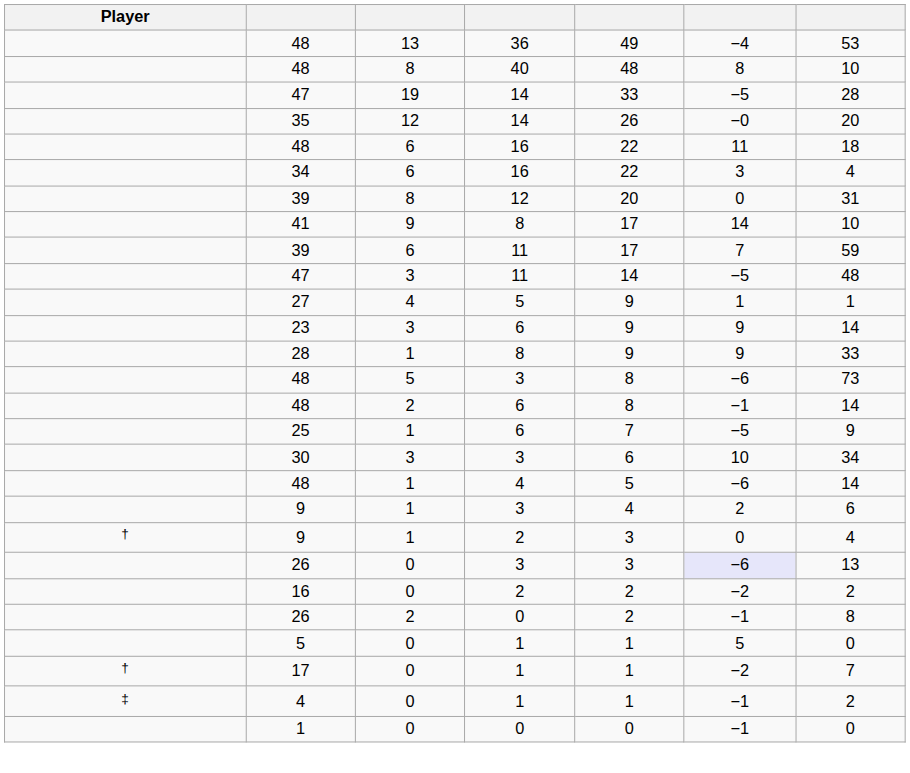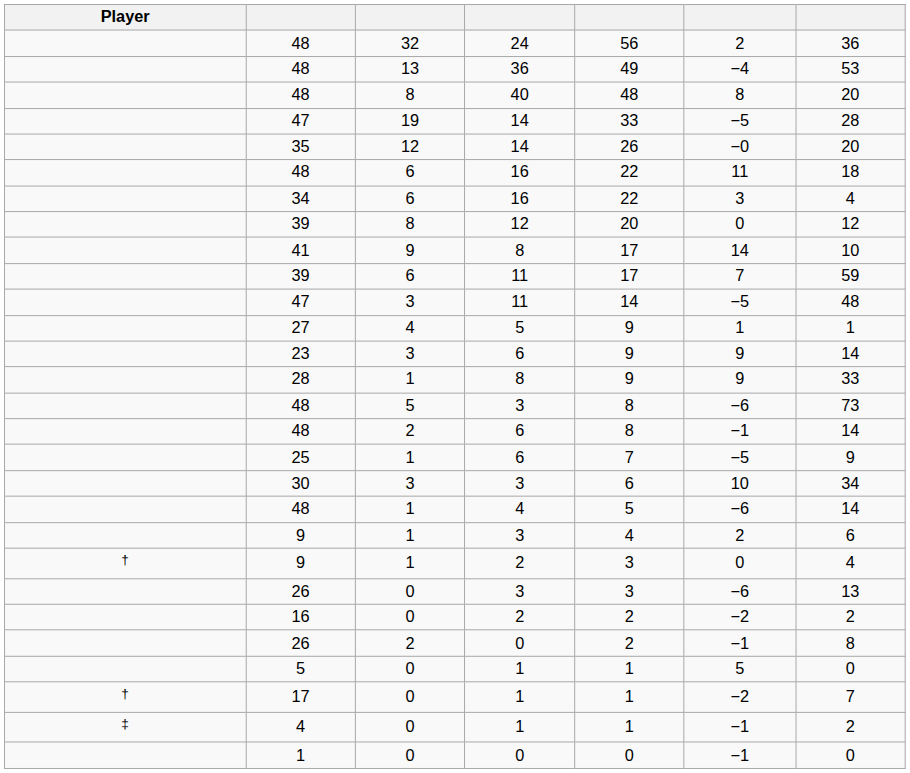+ row: (301, 43)
(850, 69) 10 -> (850, 95) 20
(850, 198) 31 -> (850, 224) 12
(740, 565) lavender background -> (740, 591) no background
